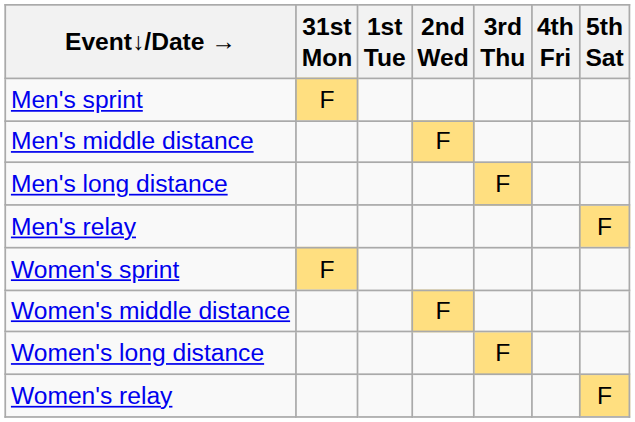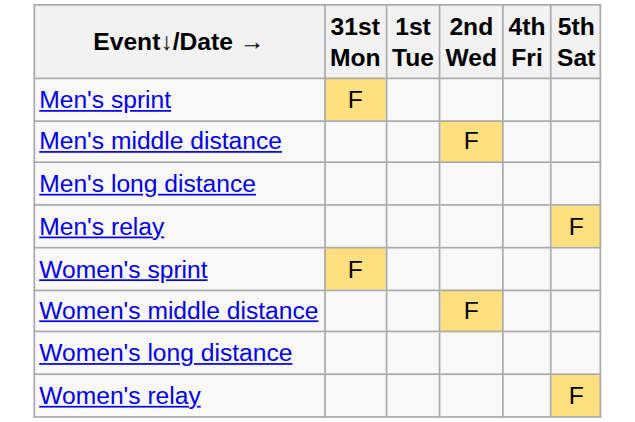- column: (503, 41)
